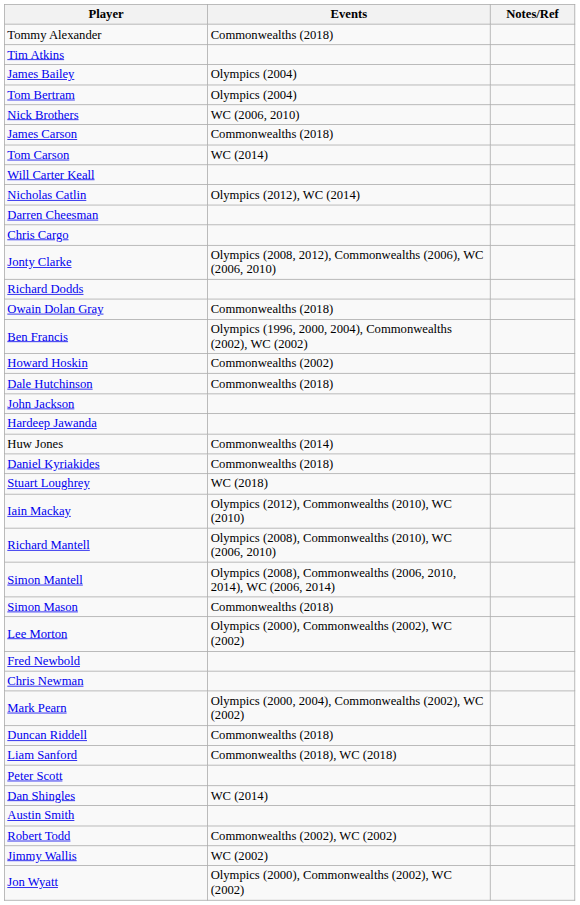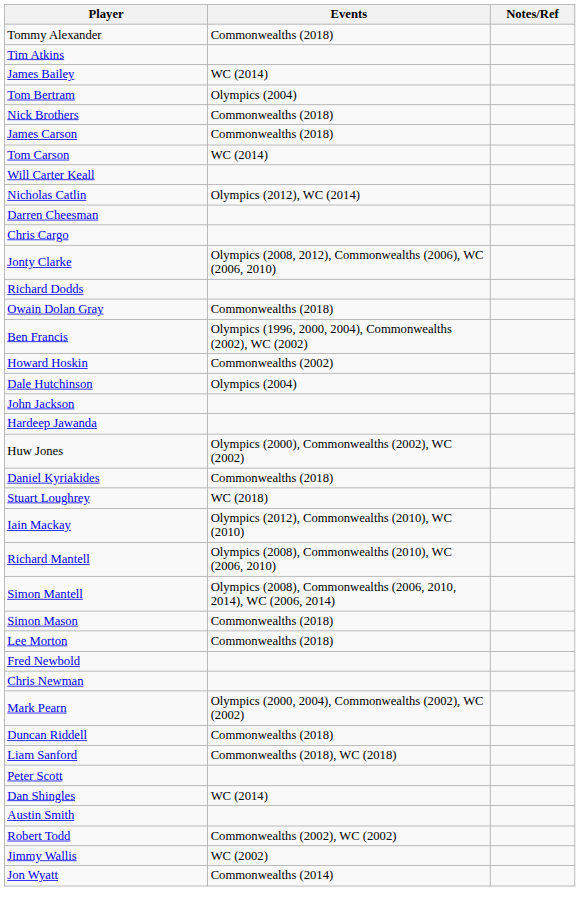(254, 74) Olympics (2004) -> (239, 74) WC (2014)
(255, 114) WC (2006, 2010) -> (272, 114) Commonwealths (2018)
(272, 383) Commonwealths (2018) -> (254, 383) Olympics (2004)
(272, 443) Commonwealths (2014) -> (331, 450) Olympics (2000), Commonwealths (2002), WC (2002)
(331, 633) Olympics (2000), Commonwealths (2002), WC (2002) -> (272, 641) Commonwealths (2018)
(331, 882) Olympics (2000), Commonwealths (2002), WC (2002) -> (272, 875) Commonwealths (2014)
